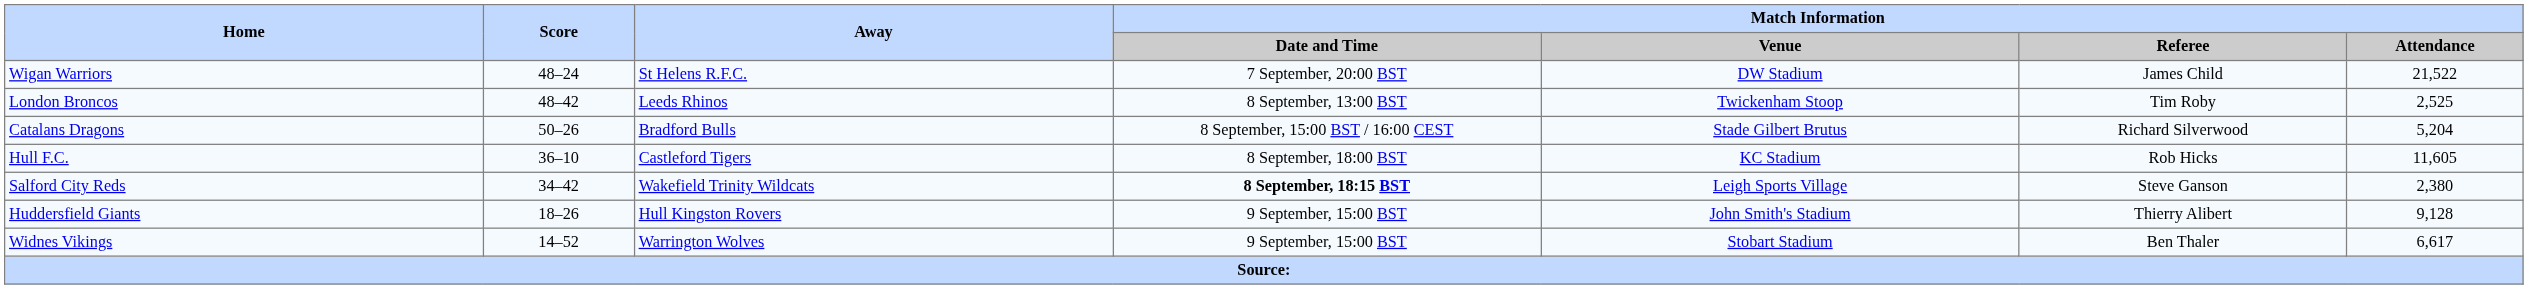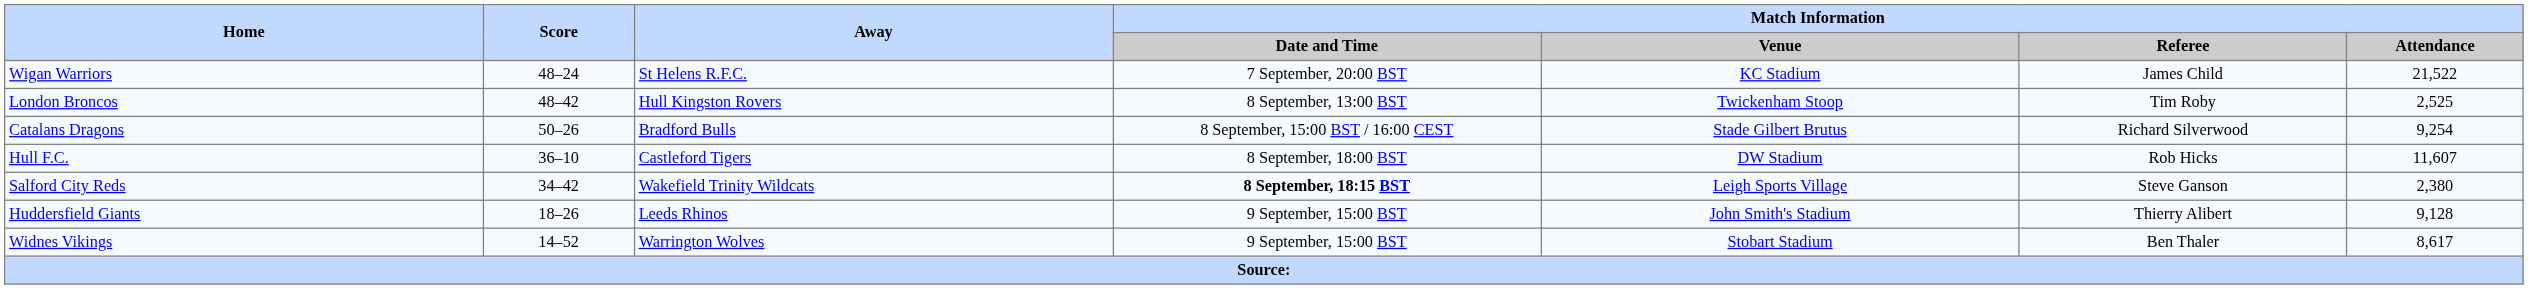(1780, 74) DW Stadium -> (1780, 74) KC Stadium
(683, 102) Leeds Rhinos -> (710, 102) Hull Kingston Rovers
(2435, 130) 5,204 -> (2435, 130) 9,254
(1780, 158) KC Stadium -> (1780, 158) DW Stadium
(2435, 158) 11,605 -> (2435, 158) 11,607
(710, 214) Hull Kingston Rovers -> (683, 214) Leeds Rhinos
(2435, 241) 6,617 -> (2435, 241) 8,617
